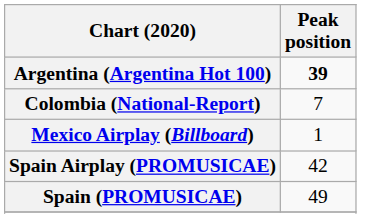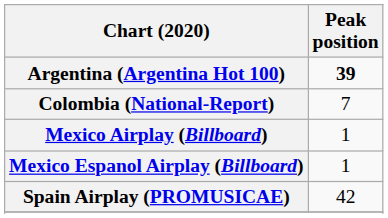+ row: (156, 165)
- row: (143, 196)
